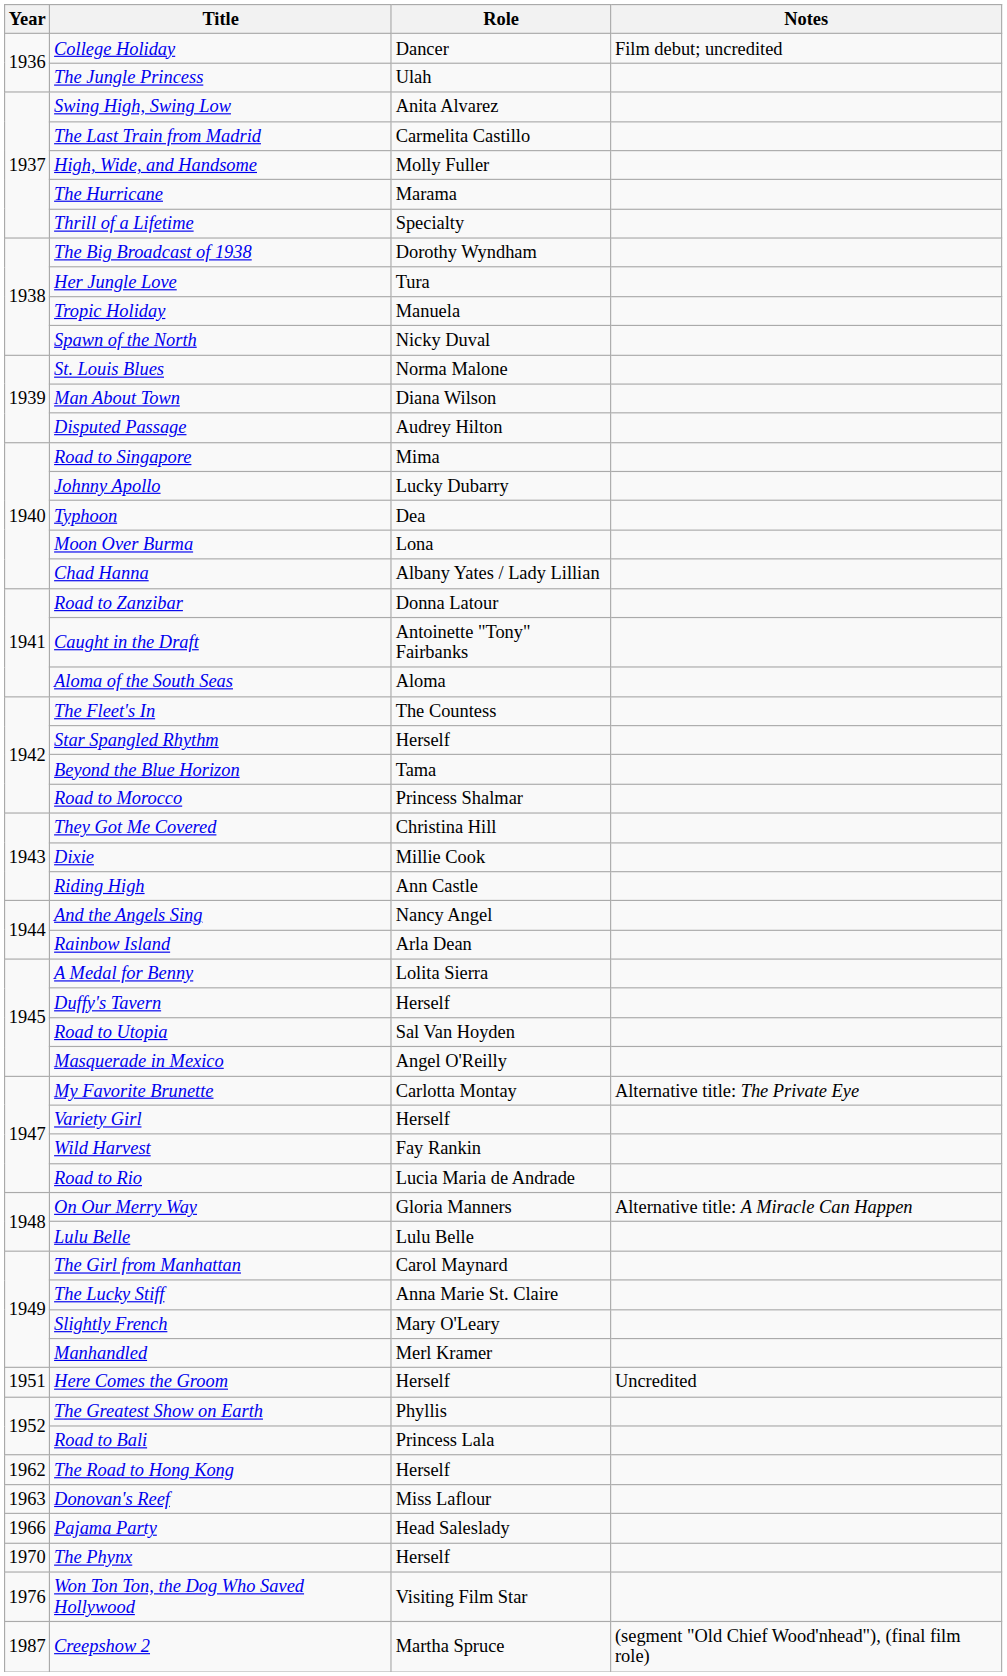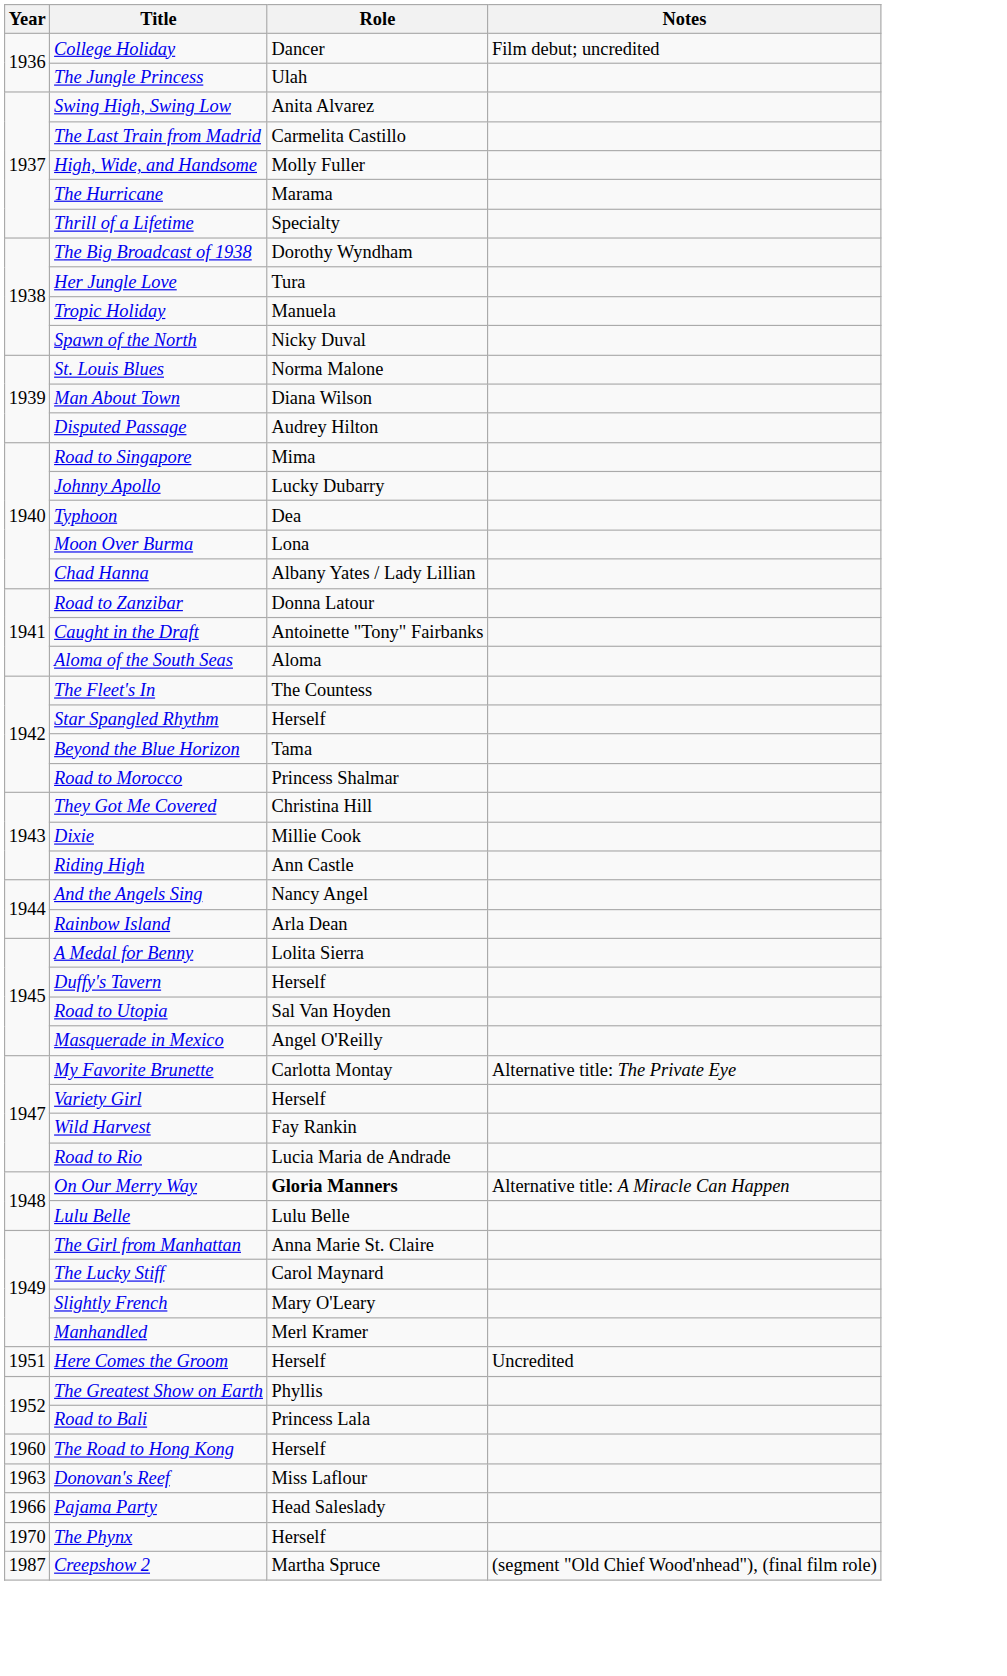(454, 1207) normal -> (335, 1186) bold
(452, 1265) Carol Maynard -> (353, 1244) Anna Marie St. Claire
(477, 1294) Anna Marie St. Claire -> (327, 1273) Carol Maynard
(27, 1469) 1962 -> (27, 1448) 1960
- row: (179, 1596)
